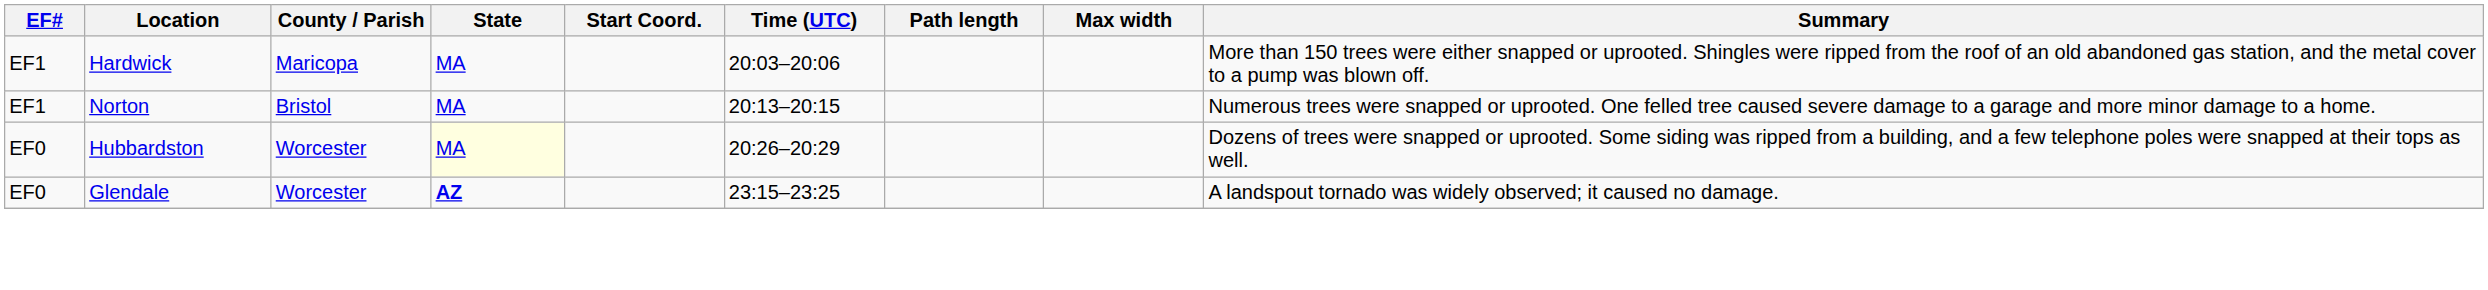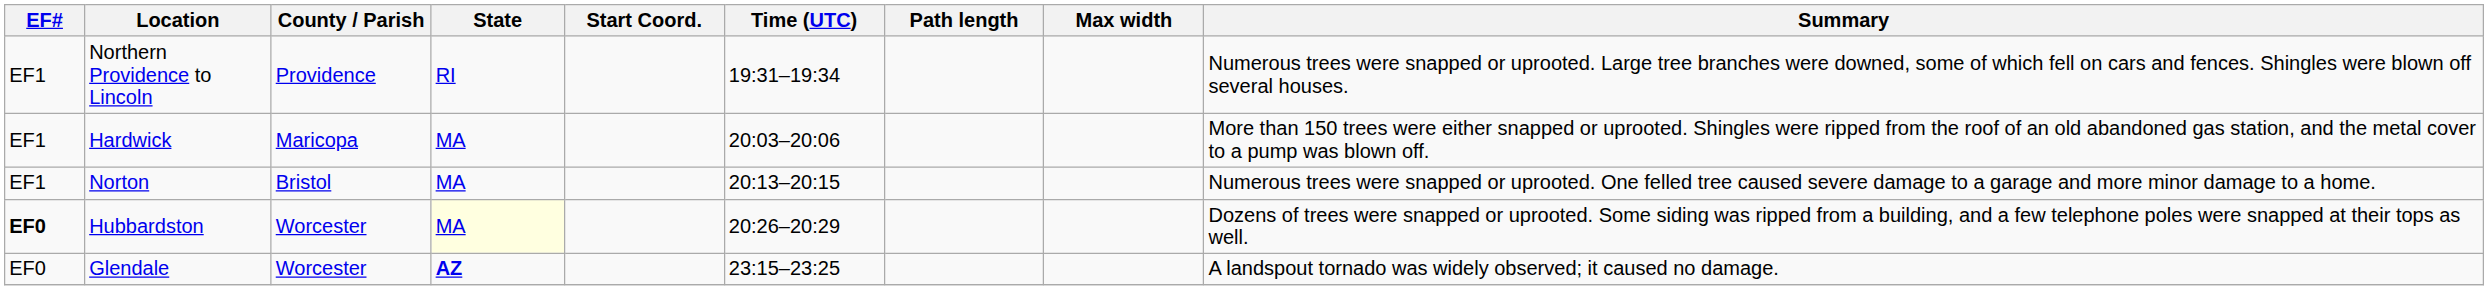+ row: (150, 74)
(28, 149) normal -> (28, 225) bold
